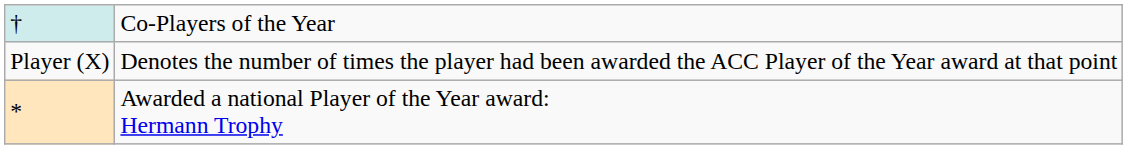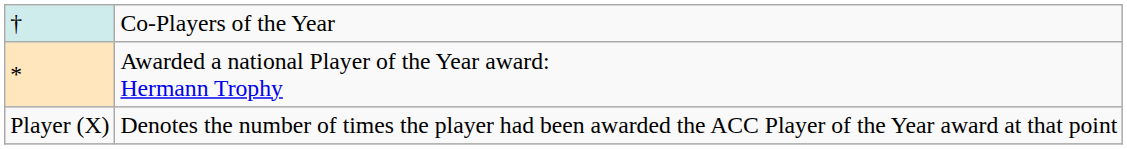rows swapped: (16, 111) <-> (60, 60)
